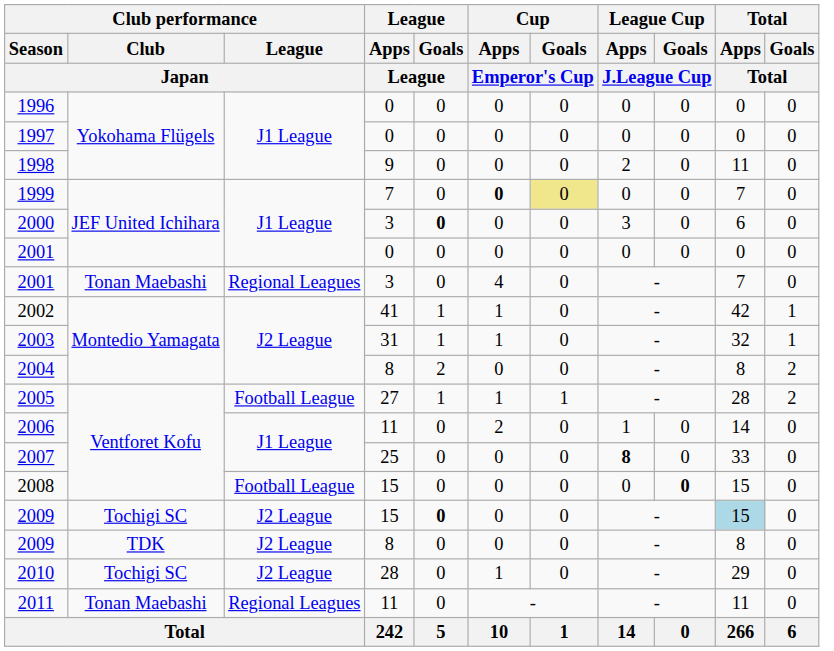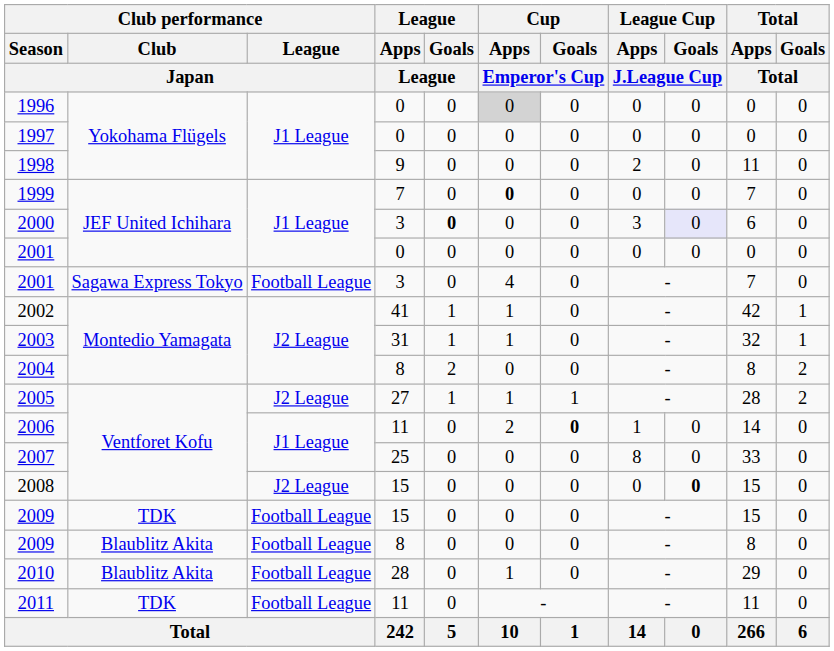(499, 106) no background -> (510, 106) lightgrey background
(564, 194) khaki background -> (575, 194) no background
(685, 223) no background -> (696, 223) lavender background
(146, 281) Tonan Maebashi -> (157, 281) Sagawa Express Tokyo
(294, 281) Regional Leagues -> (311, 281) Football League
(294, 398) Football League -> (311, 398) J2 League
(564, 427) normal -> (575, 427) bold
(626, 456) bold -> (637, 456) normal
(294, 485) Football League -> (311, 485) J2 League
(146, 515) Tochigi SC -> (157, 515) TDK
(294, 515) J2 League -> (311, 515) Football League
(441, 515) bold -> (452, 515) normal
(741, 515) lightblue background -> (751, 515) no background
(146, 544) TDK -> (157, 544) Blaublitz Akita
(294, 544) J2 League -> (311, 544) Football League
(146, 573) Tochigi SC -> (157, 573) Blaublitz Akita
(294, 573) J2 League -> (311, 573) Football League
(146, 602) Tonan Maebashi -> (157, 602) TDK
(294, 602) Regional Leagues -> (311, 602) Football League
